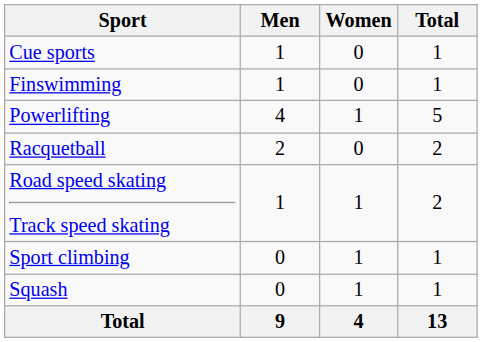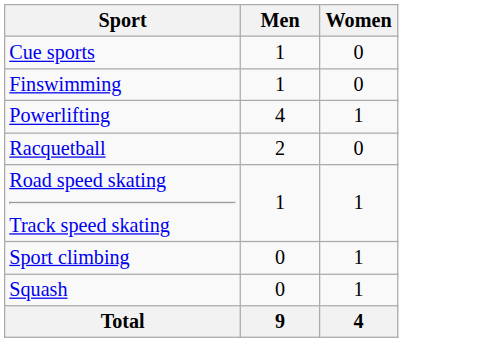- column: (437, 20)
